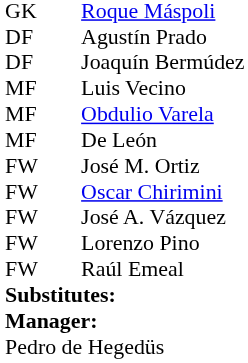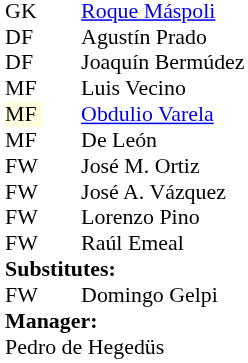(21, 114) no background -> (21, 114) lightyellow background
- row: (152, 191)
+ row: (149, 294)
